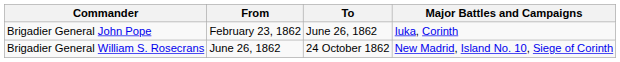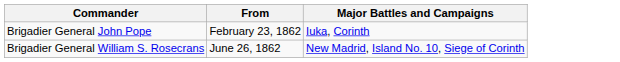- column: (348, 13)
